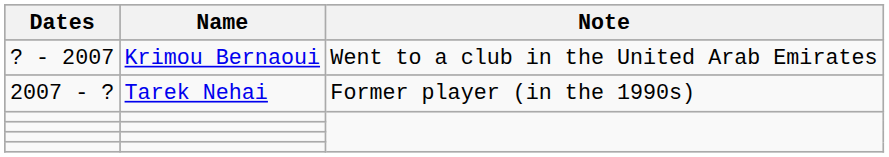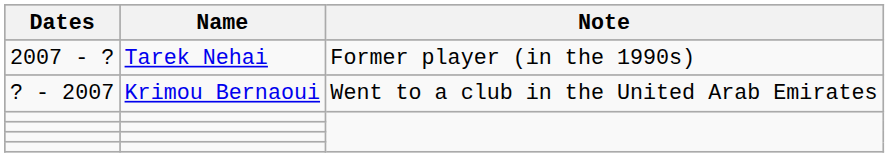rows swapped: (62, 58) <-> (62, 93)
